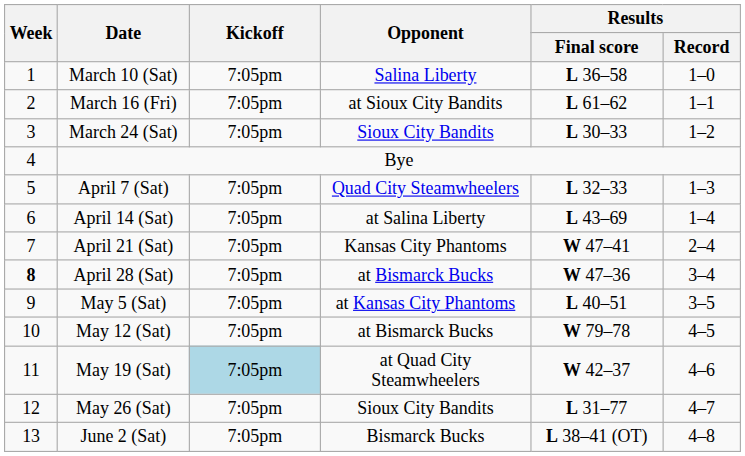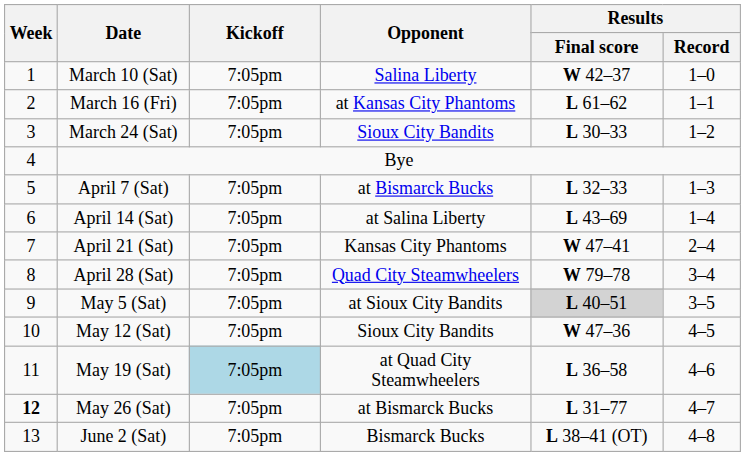(597, 75) L 36–58 -> (597, 75) W 42–37
(425, 103) at Sioux City Bandits -> (425, 103) at Kansas City Phantoms
(425, 189) Quad City Steamwheelers -> (425, 189) at Bismarck Bucks
(31, 274) bold -> (31, 274) normal
(425, 274) at Bismarck Bucks -> (425, 274) Quad City Steamwheelers
(597, 274) W 47–36 -> (597, 274) W 79–78
(425, 302) at Kansas City Phantoms -> (425, 302) at Sioux City Bandits
(597, 302) no background -> (597, 302) lightgrey background
(425, 331) at Bismarck Bucks -> (425, 331) Sioux City Bandits
(597, 331) W 79–78 -> (597, 331) W 47–36
(597, 369) W 42–37 -> (597, 369) L 36–58
(31, 408) normal -> (31, 408) bold
(425, 408) Sioux City Bandits -> (425, 408) at Bismarck Bucks
